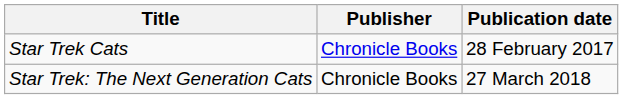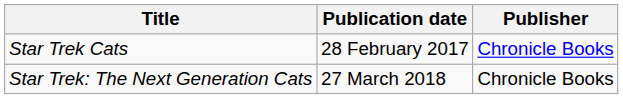columns swapped: (389, 19) <-> (540, 19)
